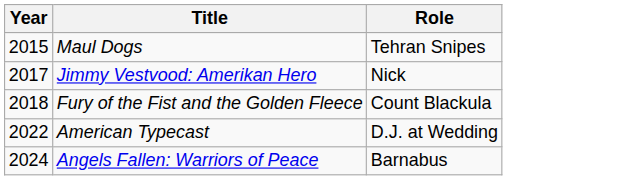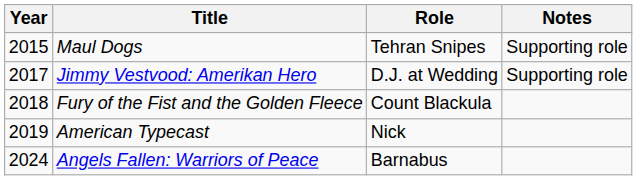+ column: (567, 18)
(388, 75) Nick -> (434, 75) D.J. at Wedding
(29, 132) 2022 -> (29, 132) 2019
(434, 132) D.J. at Wedding -> (388, 132) Nick
